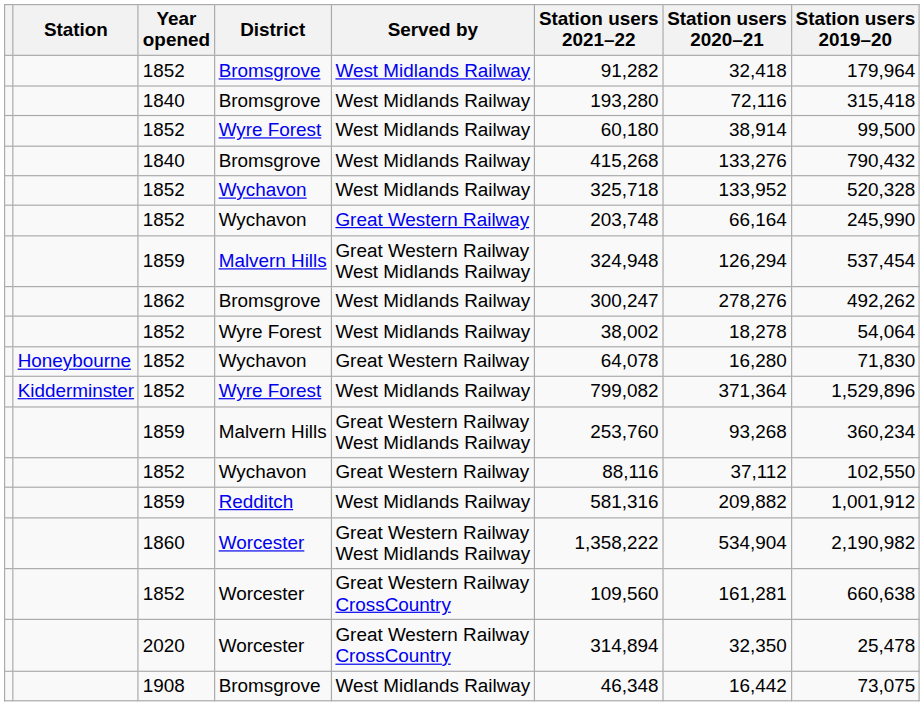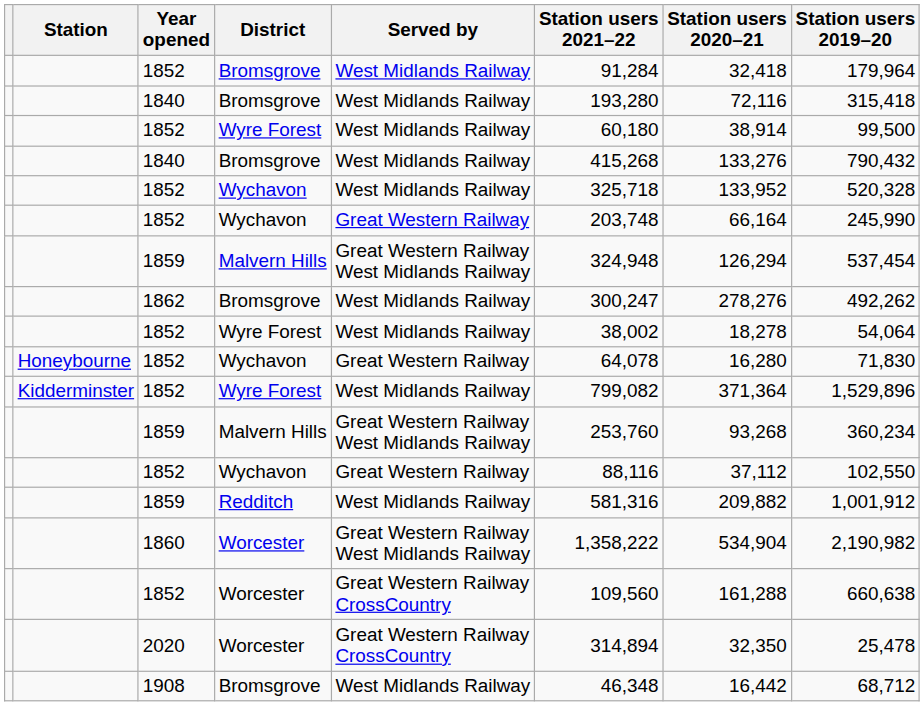(630, 70) 91,282 -> (630, 70) 91,284
(753, 594) 161,281 -> (753, 594) 161,288
(886, 685) 73,075 -> (886, 685) 68,712
